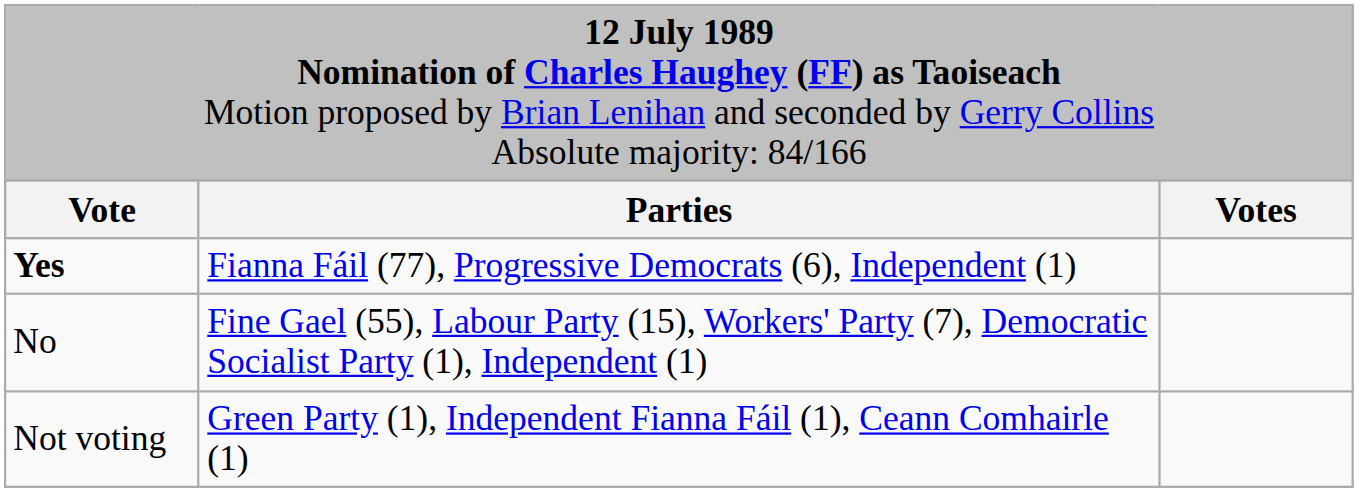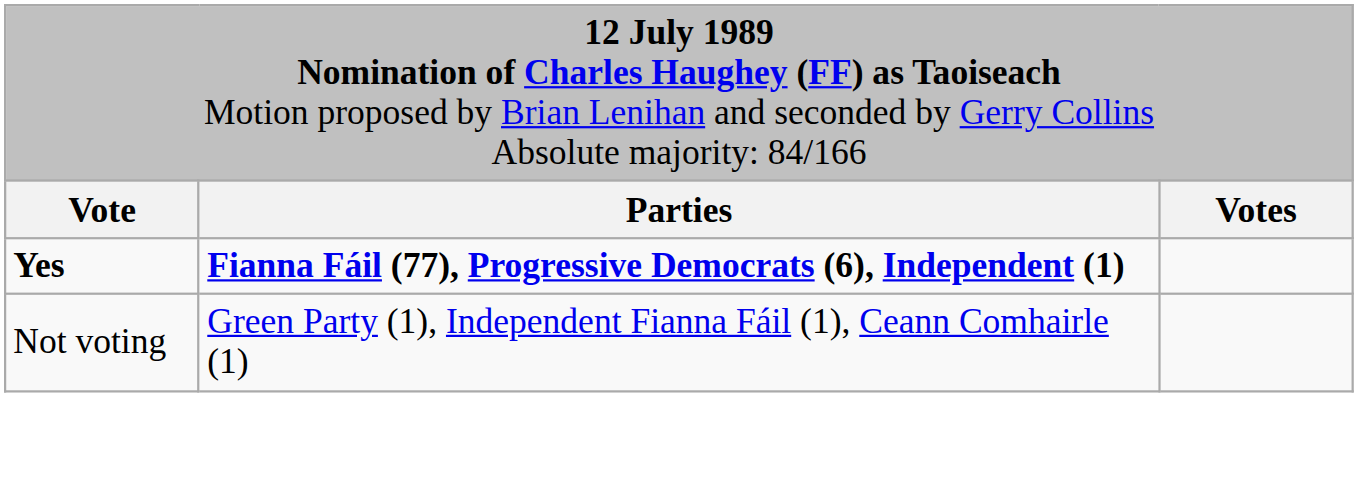(642, 265) normal -> (666, 265) bold
- row: (35, 341)
